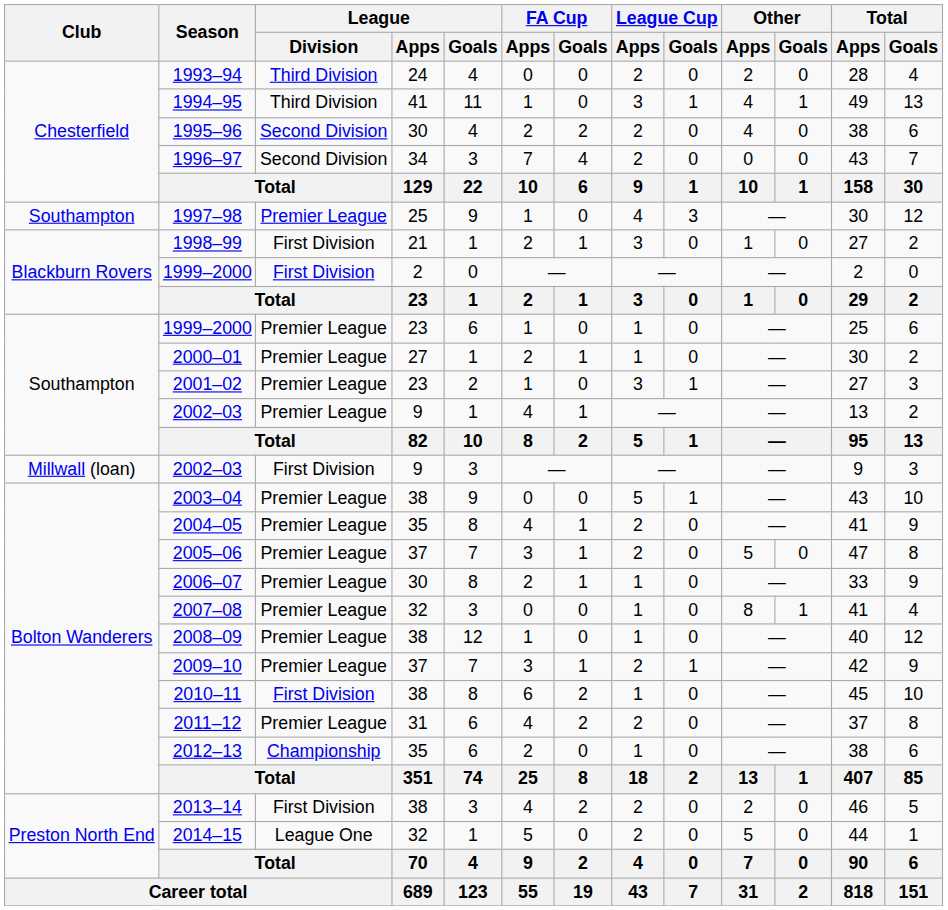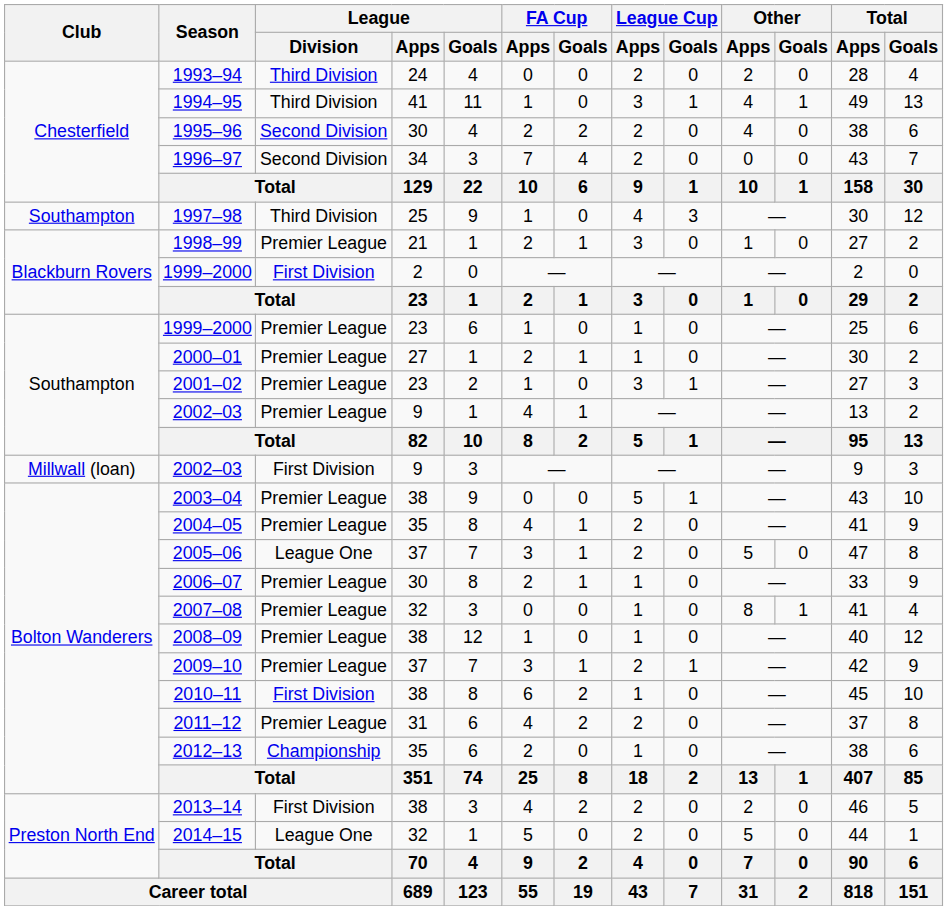(324, 215) Premier League -> (324, 215) Third Division
(324, 243) First Division -> (324, 243) Premier League
(324, 553) Premier League -> (324, 553) League One
